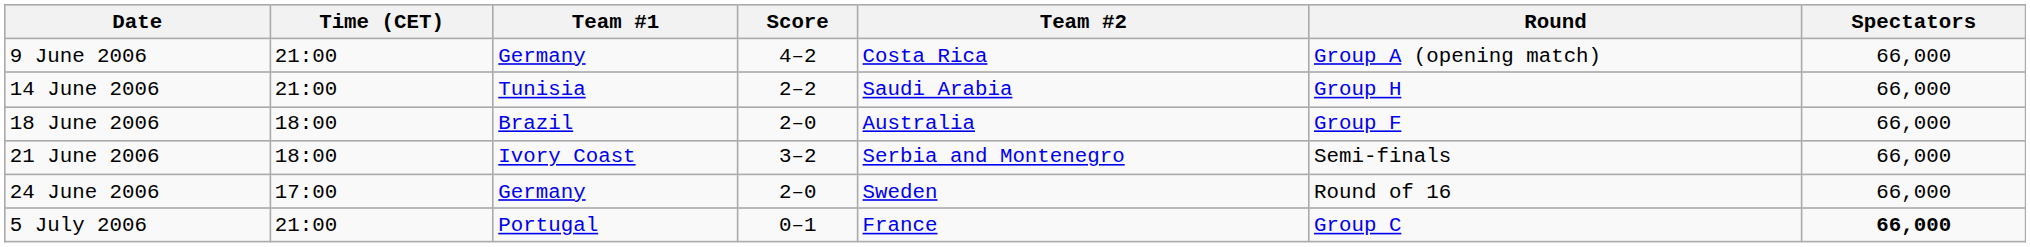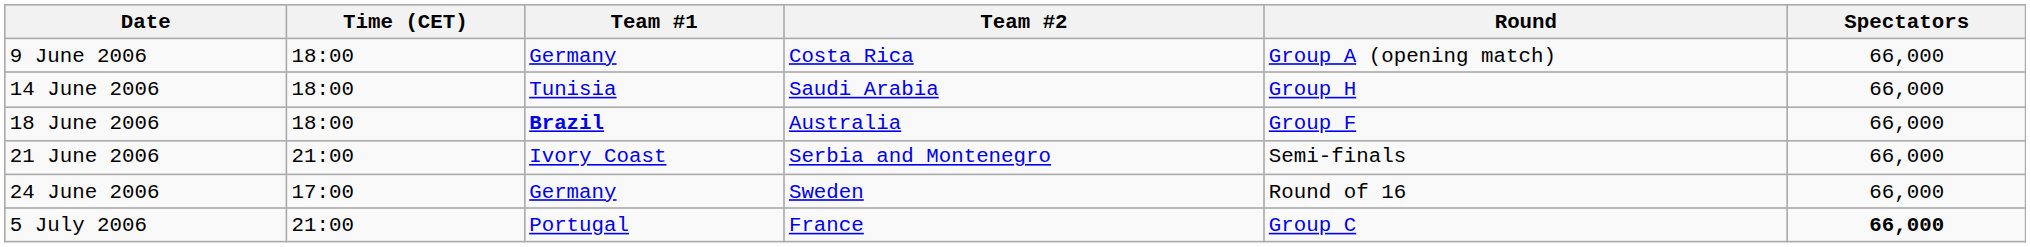- column: (798, 22)
(306, 56) 21:00 -> (323, 56) 18:00
(306, 90) 21:00 -> (323, 90) 18:00
(536, 123) normal -> (567, 123) bold
(306, 157) 18:00 -> (323, 157) 21:00
